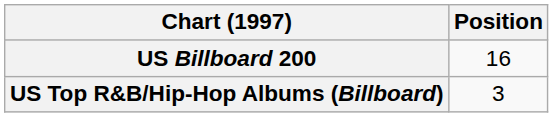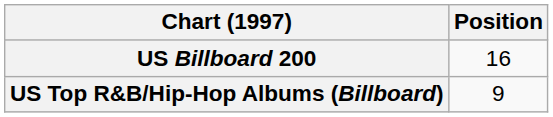(498, 93) 3 -> (498, 93) 9
